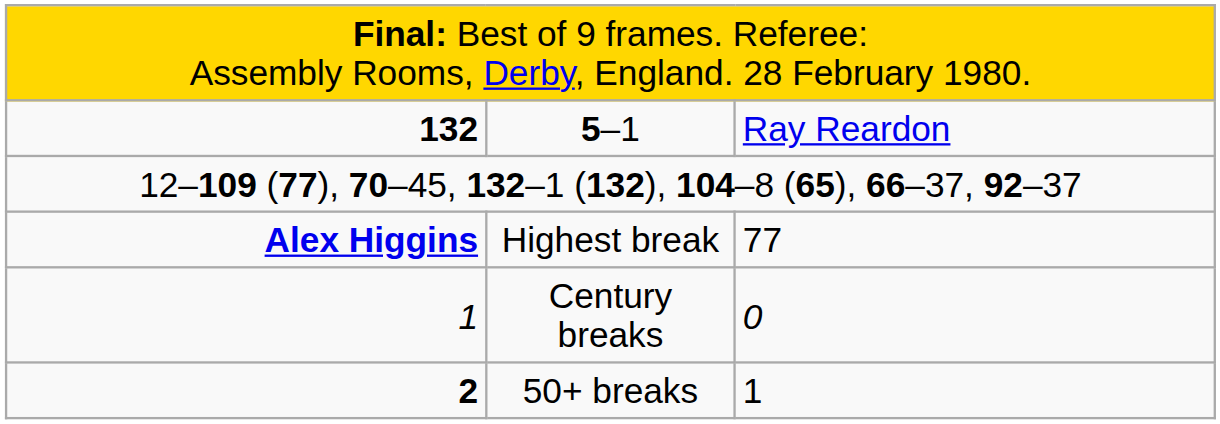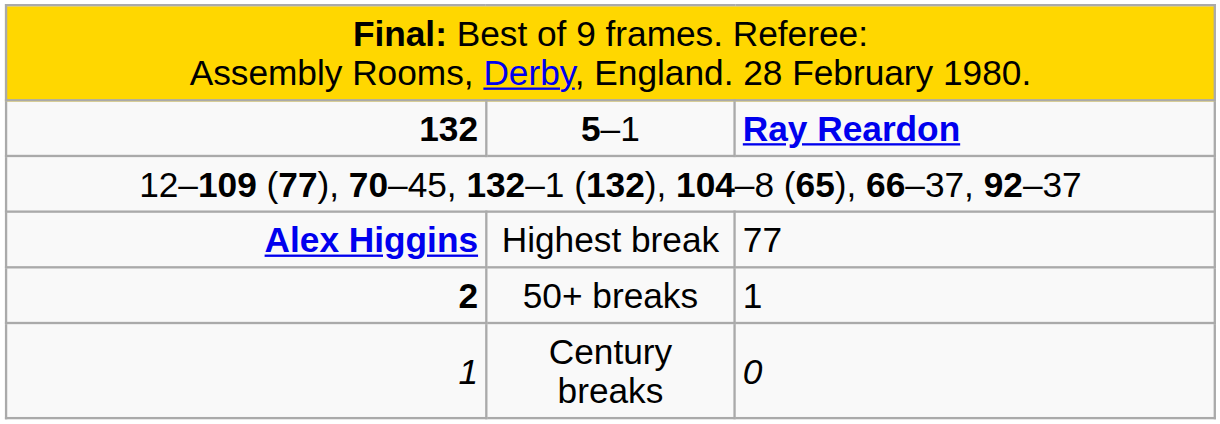(847, 129) normal -> (852, 129) bold
rows swapped: (610, 316) <-> (610, 391)
